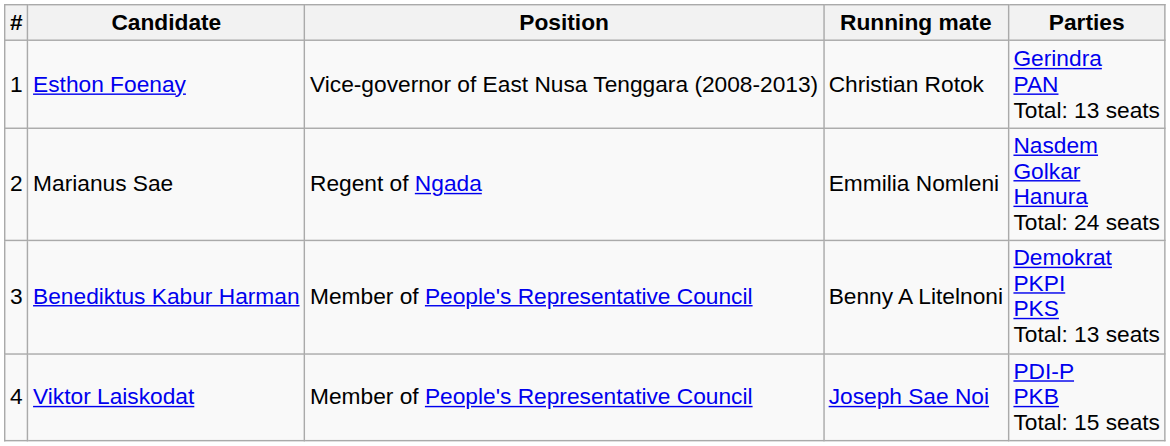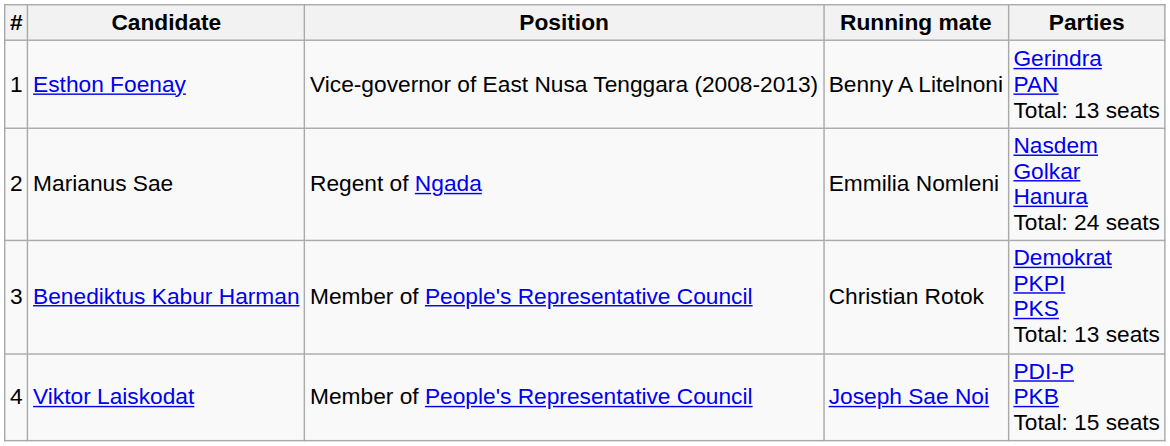(906, 84) Christian Rotok -> (916, 84) Benny A Litelnoni
(916, 296) Benny A Litelnoni -> (906, 296) Christian Rotok
